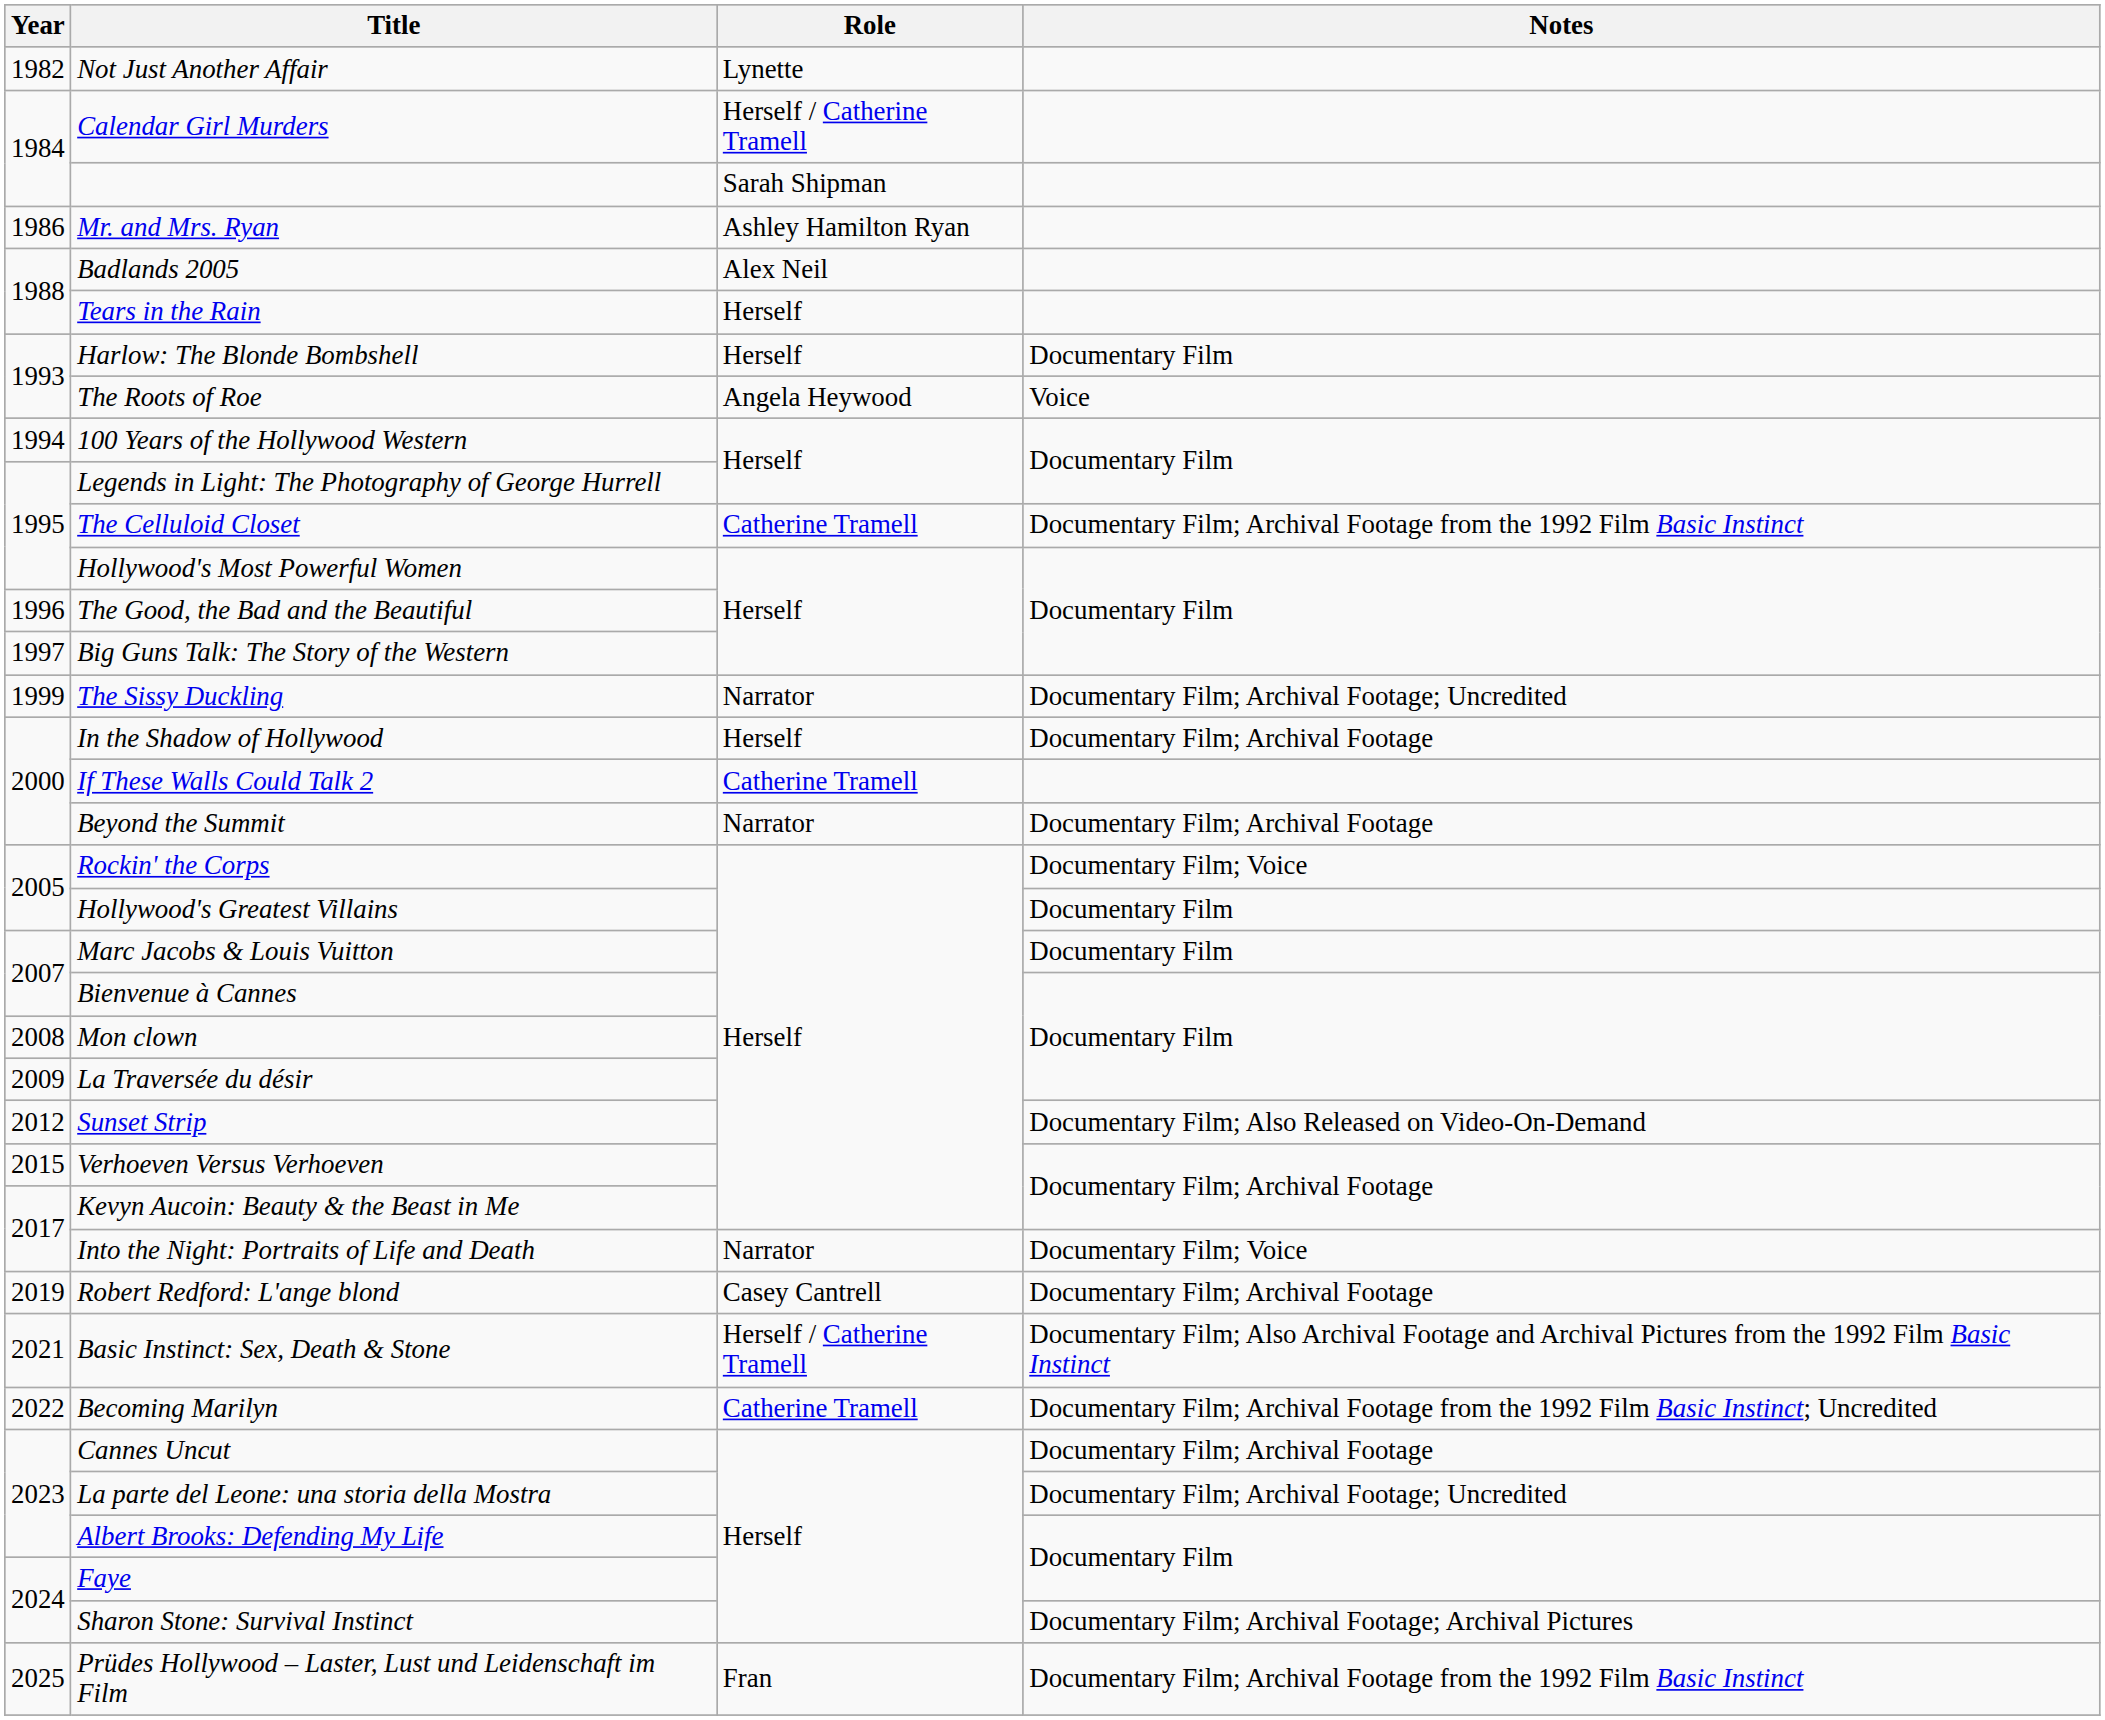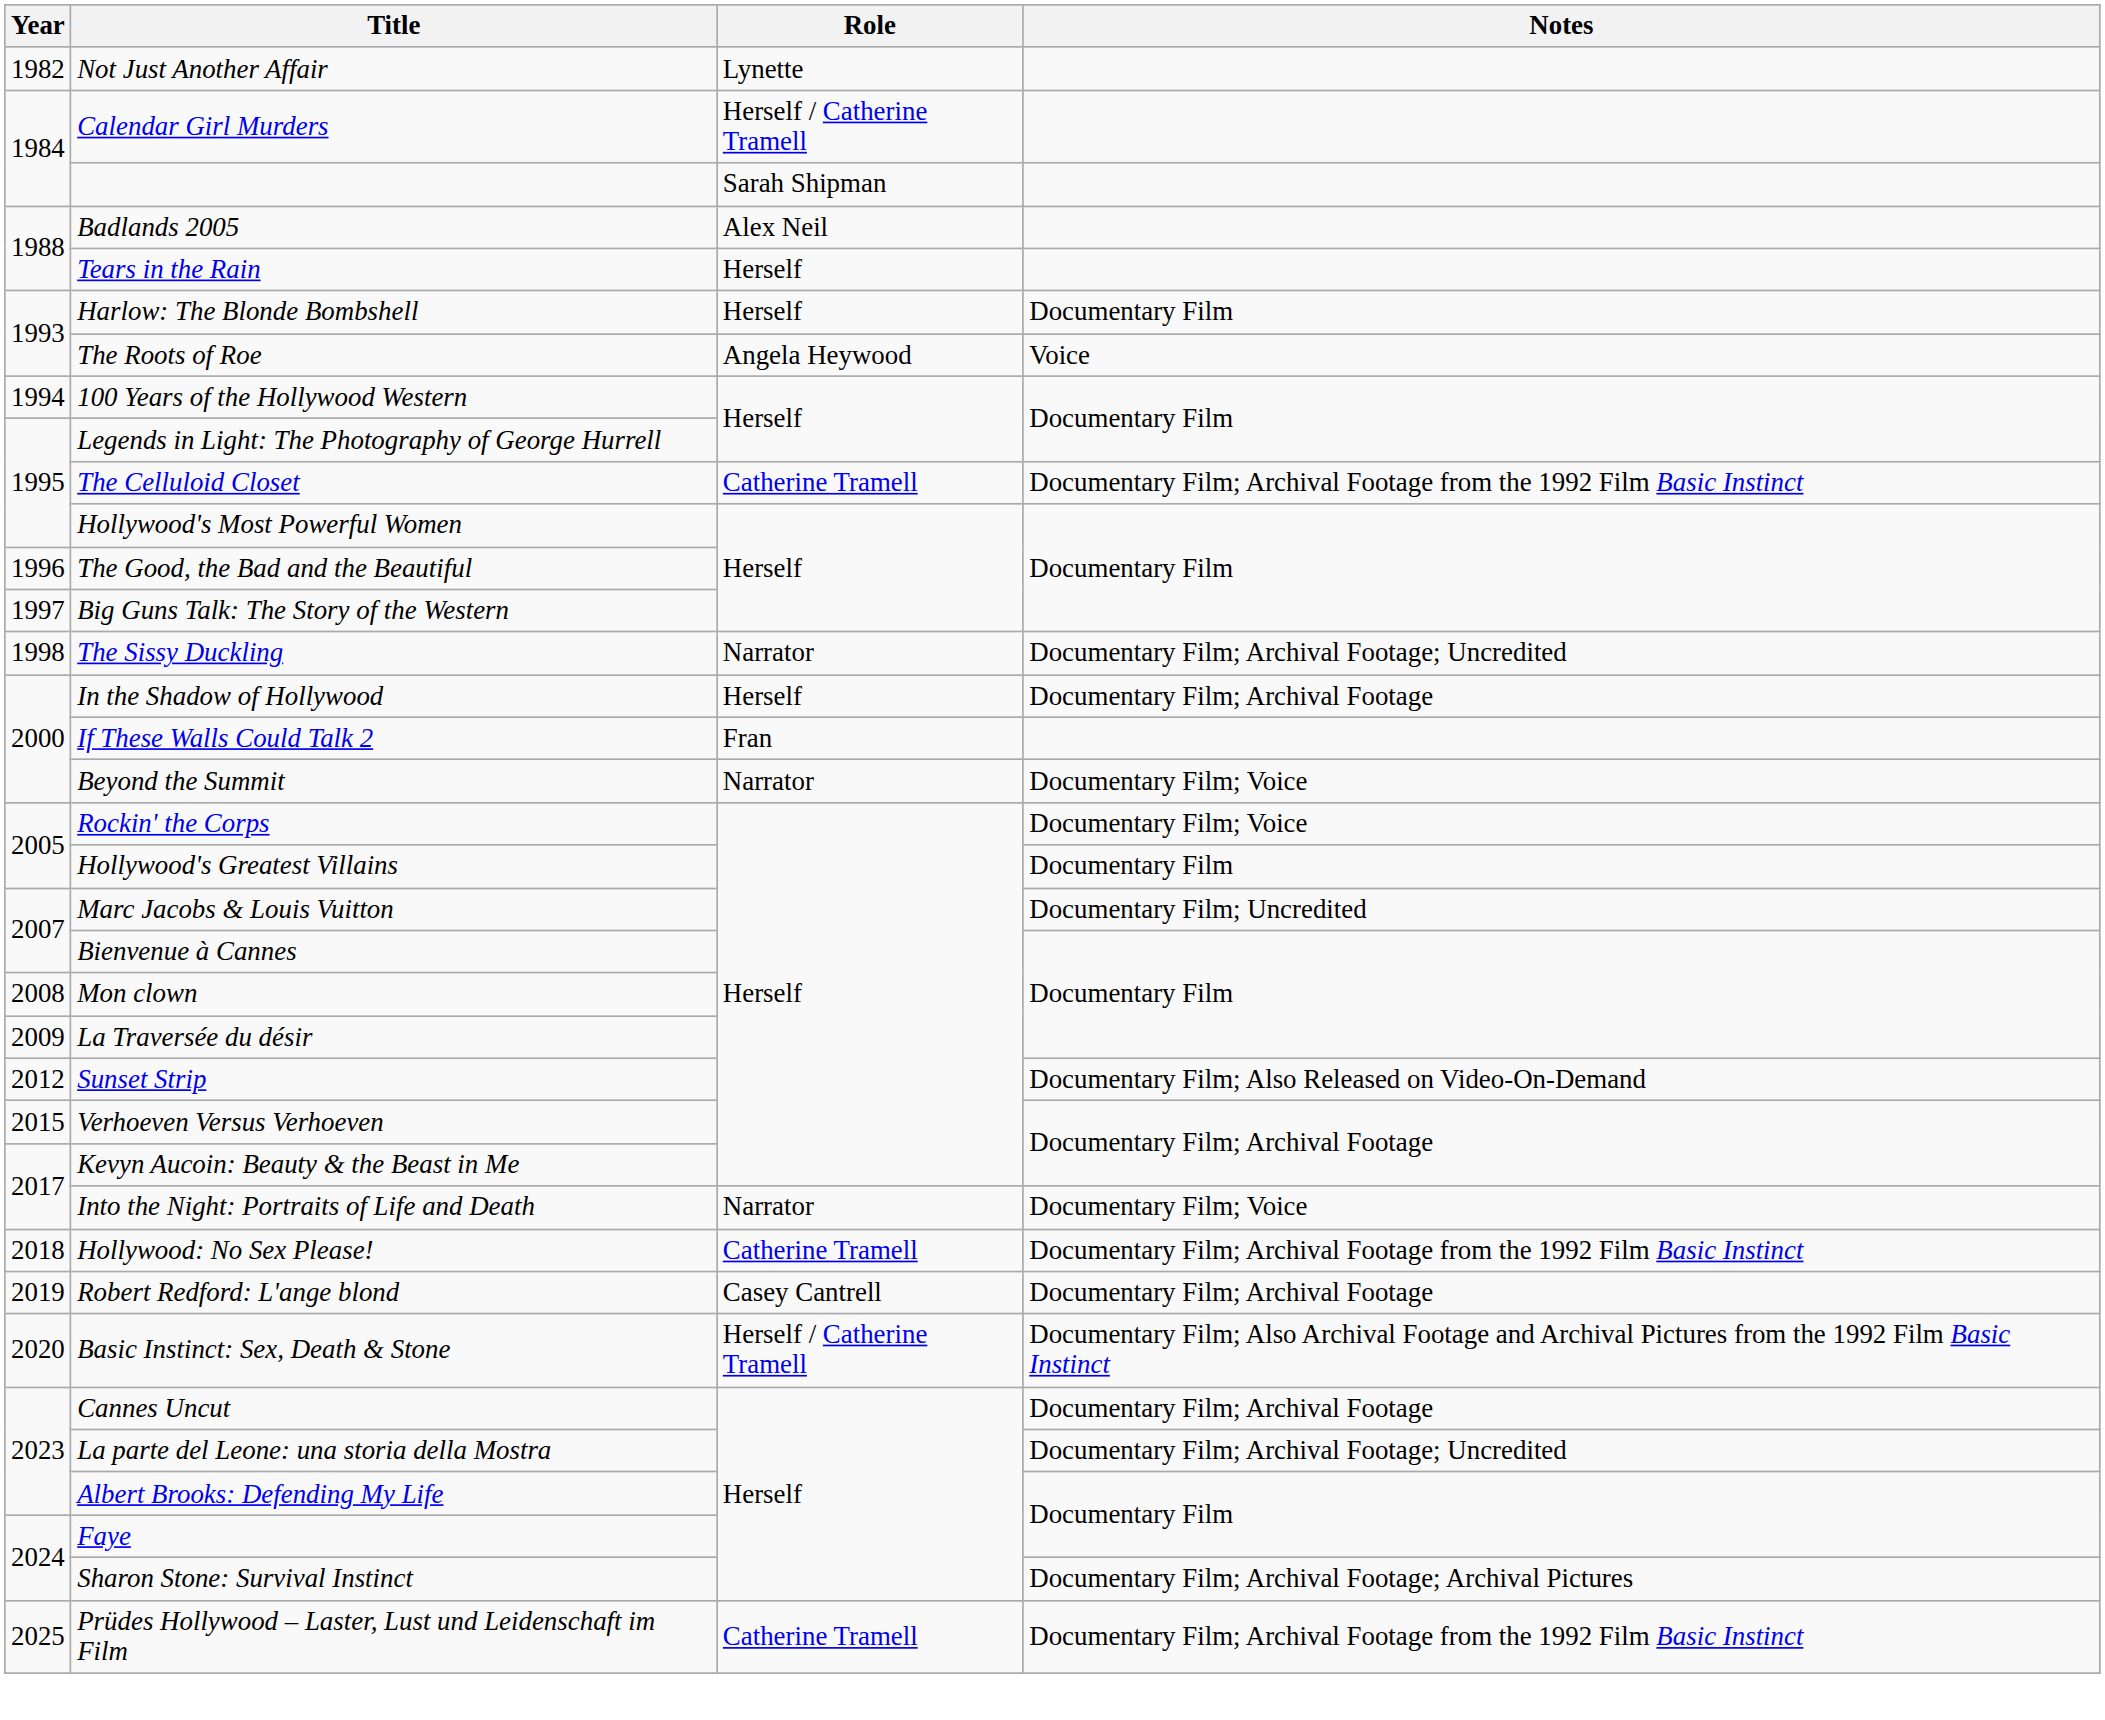- row: (178, 226)
(38, 695) 1999 -> (38, 652) 1998
(820, 780) Catherine Tramell -> (747, 738) Fran
(1231, 823) Documentary Film; Archival Footage -> (1168, 780) Documentary Film; Voice
(1131, 951) Documentary Film -> (1198, 908) Documentary Film; Uncredited
+ row: (225, 1249)
(38, 1350) 2021 -> (38, 1350) 2020
- row: (178, 1407)
(747, 1678) Fran -> (820, 1636) Catherine Tramell
